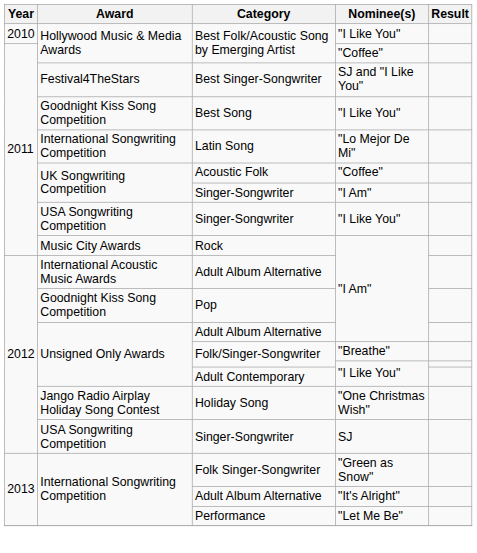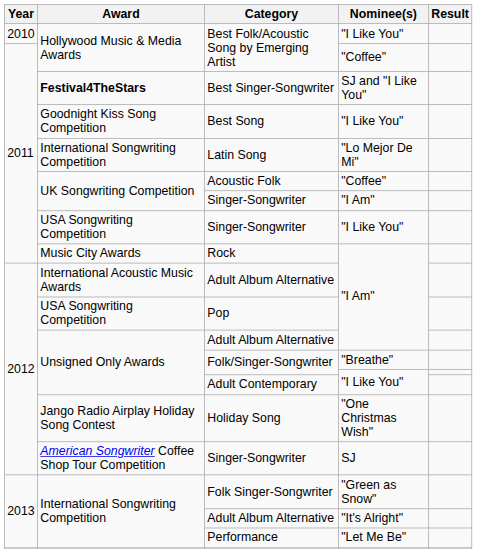(90, 79) normal -> (93, 87) bold
(98, 305) Goodnight Kiss Song Competition -> (87, 313) USA Songwriting Competition
(87, 436) USA Songwriting Competition -> (117, 458) American Songwriter Coffee Shop Tour Competition
